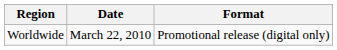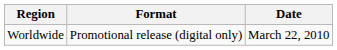columns swapped: (111, 14) <-> (243, 14)
